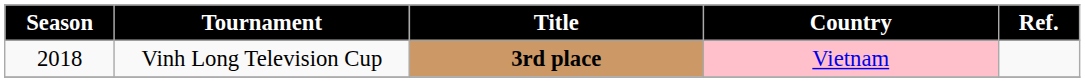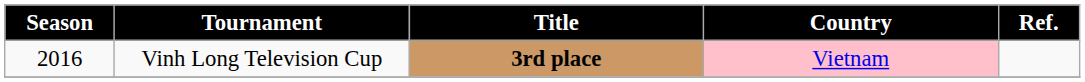(60, 58) 2018 -> (60, 58) 2016
